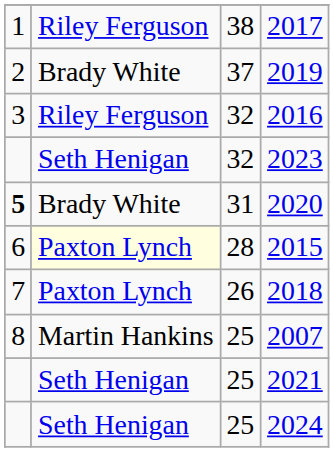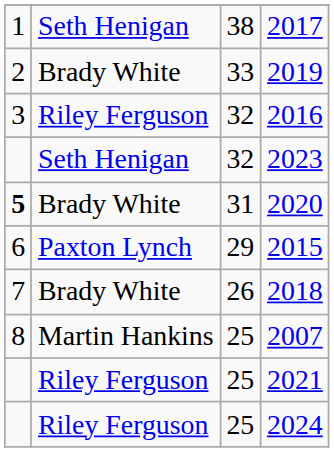(123, 26) Riley Ferguson -> (113, 26) Seth Henigan
(240, 70) 37 -> (240, 70) 33
(115, 247) lightyellow background -> (115, 247) no background
(240, 247) 28 -> (240, 247) 29
(115, 291) Paxton Lynch -> (109, 291) Brady White
(113, 379) Seth Henigan -> (123, 379) Riley Ferguson
(113, 423) Seth Henigan -> (123, 423) Riley Ferguson
